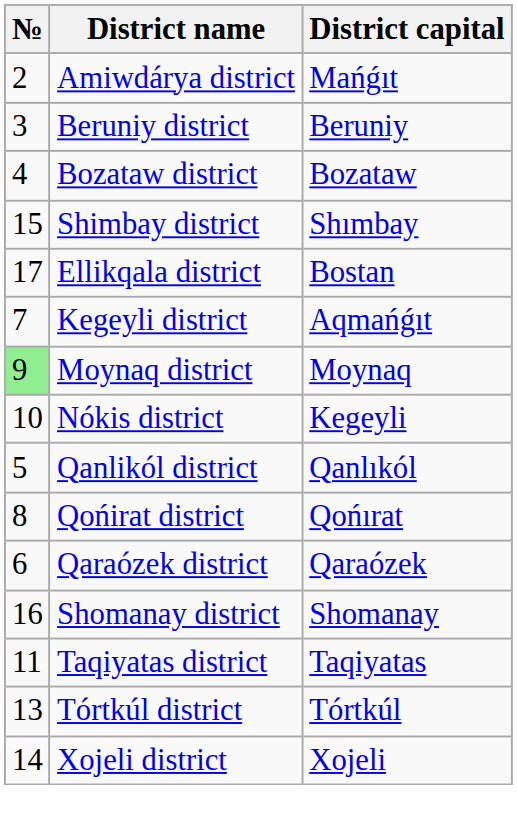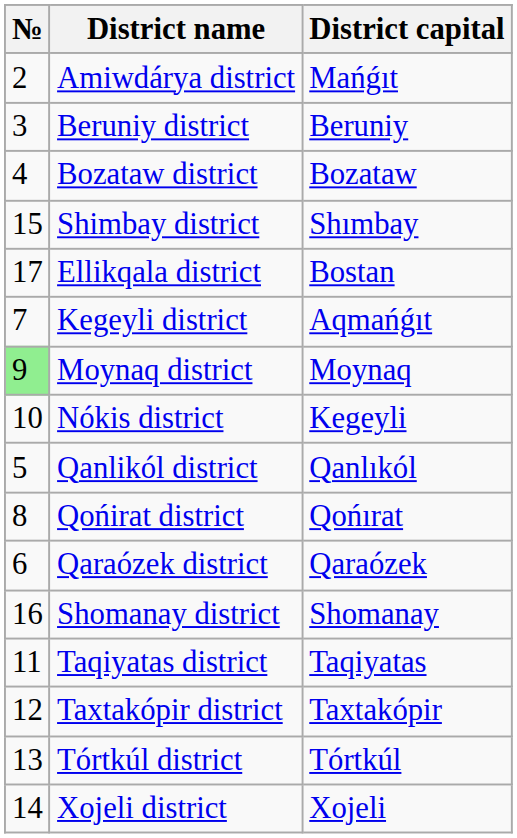+ row: (170, 710)
